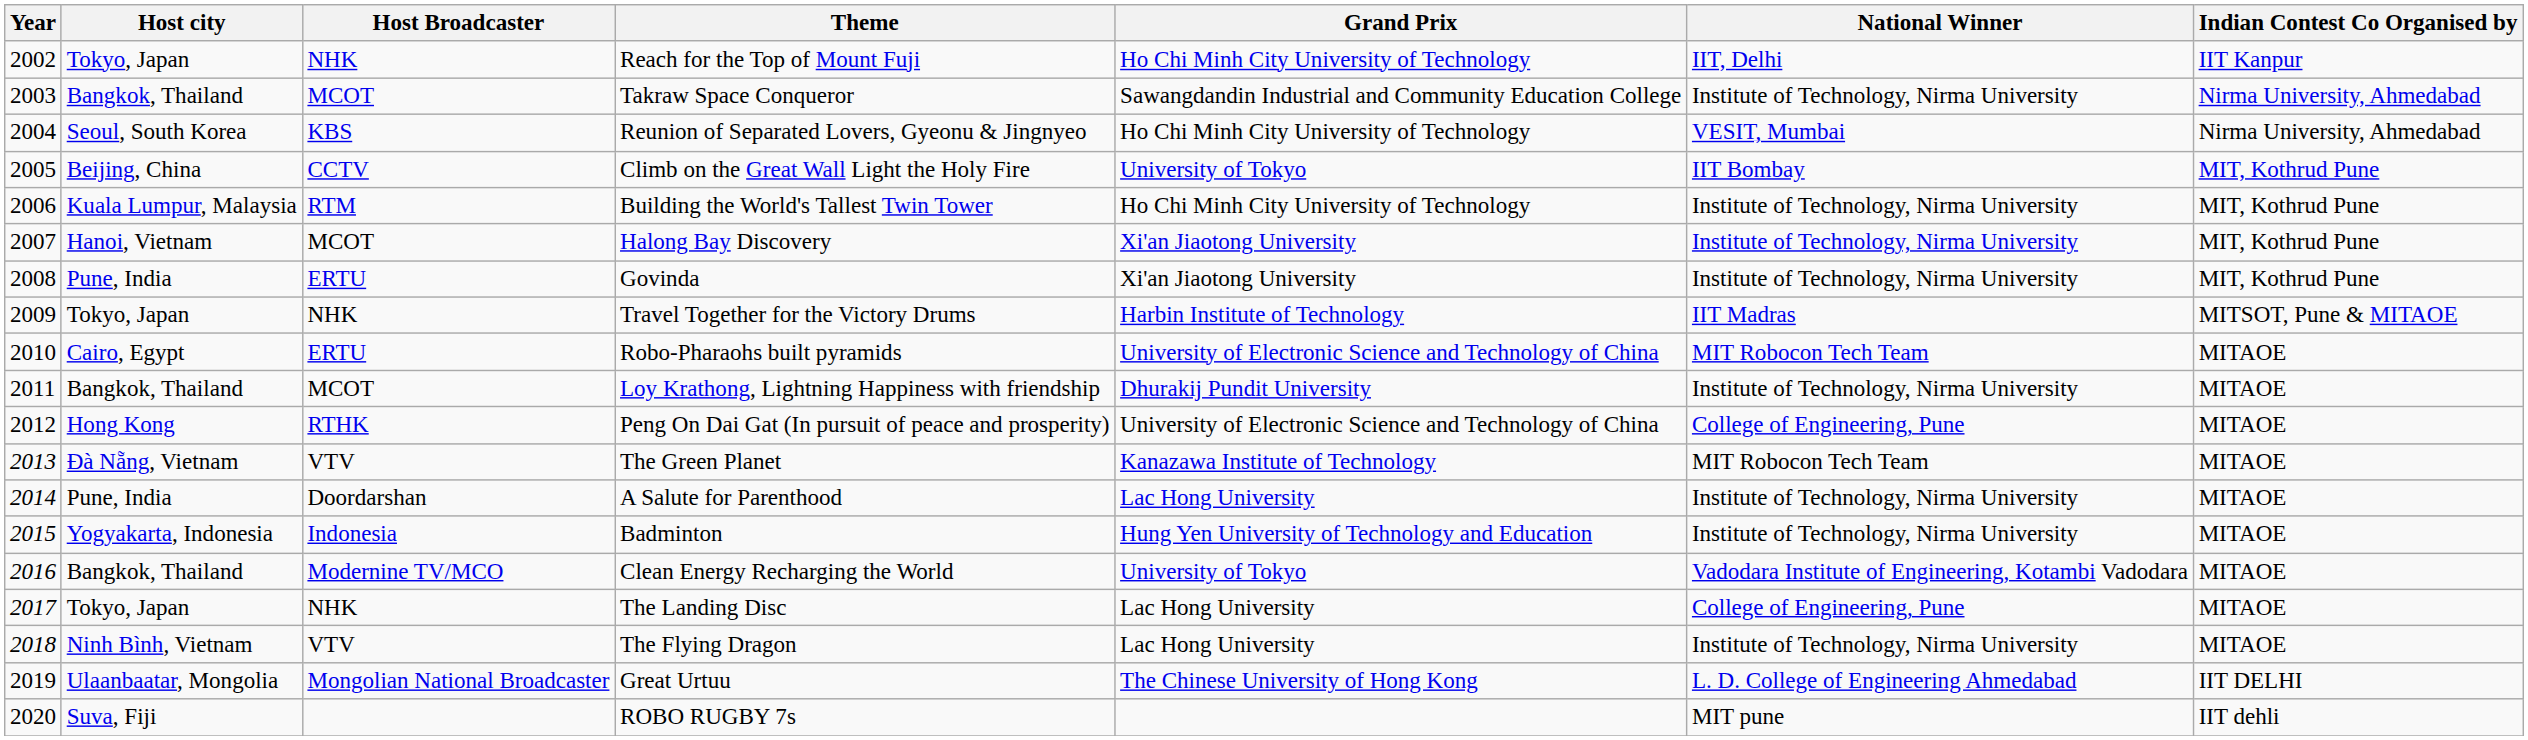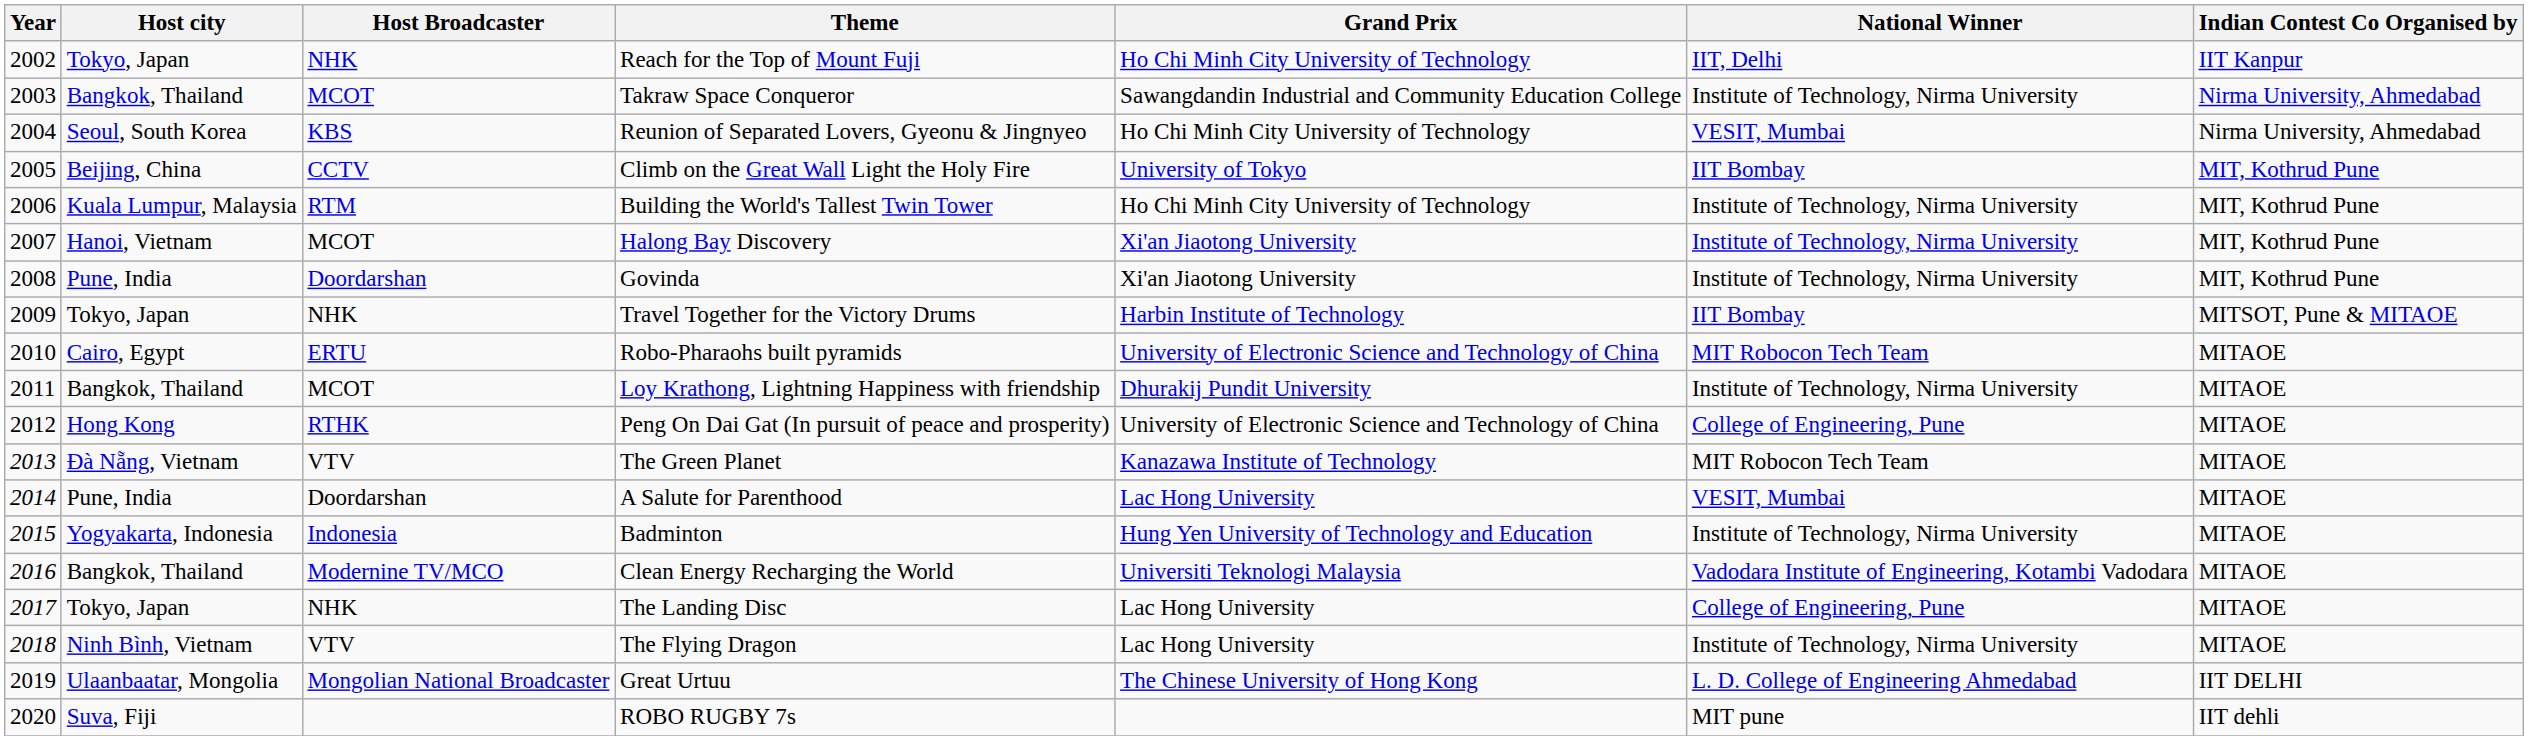(337, 278) ERTU -> (367, 278) Doordarshan
(1744, 315) IIT Madras -> (1748, 315) IIT Bombay
(1885, 497) Institute of Technology, Nirma University -> (1769, 497) VESIT, Mumbai
(1213, 570) University of Tokyo -> (1261, 570) Universiti Teknologi Malaysia
